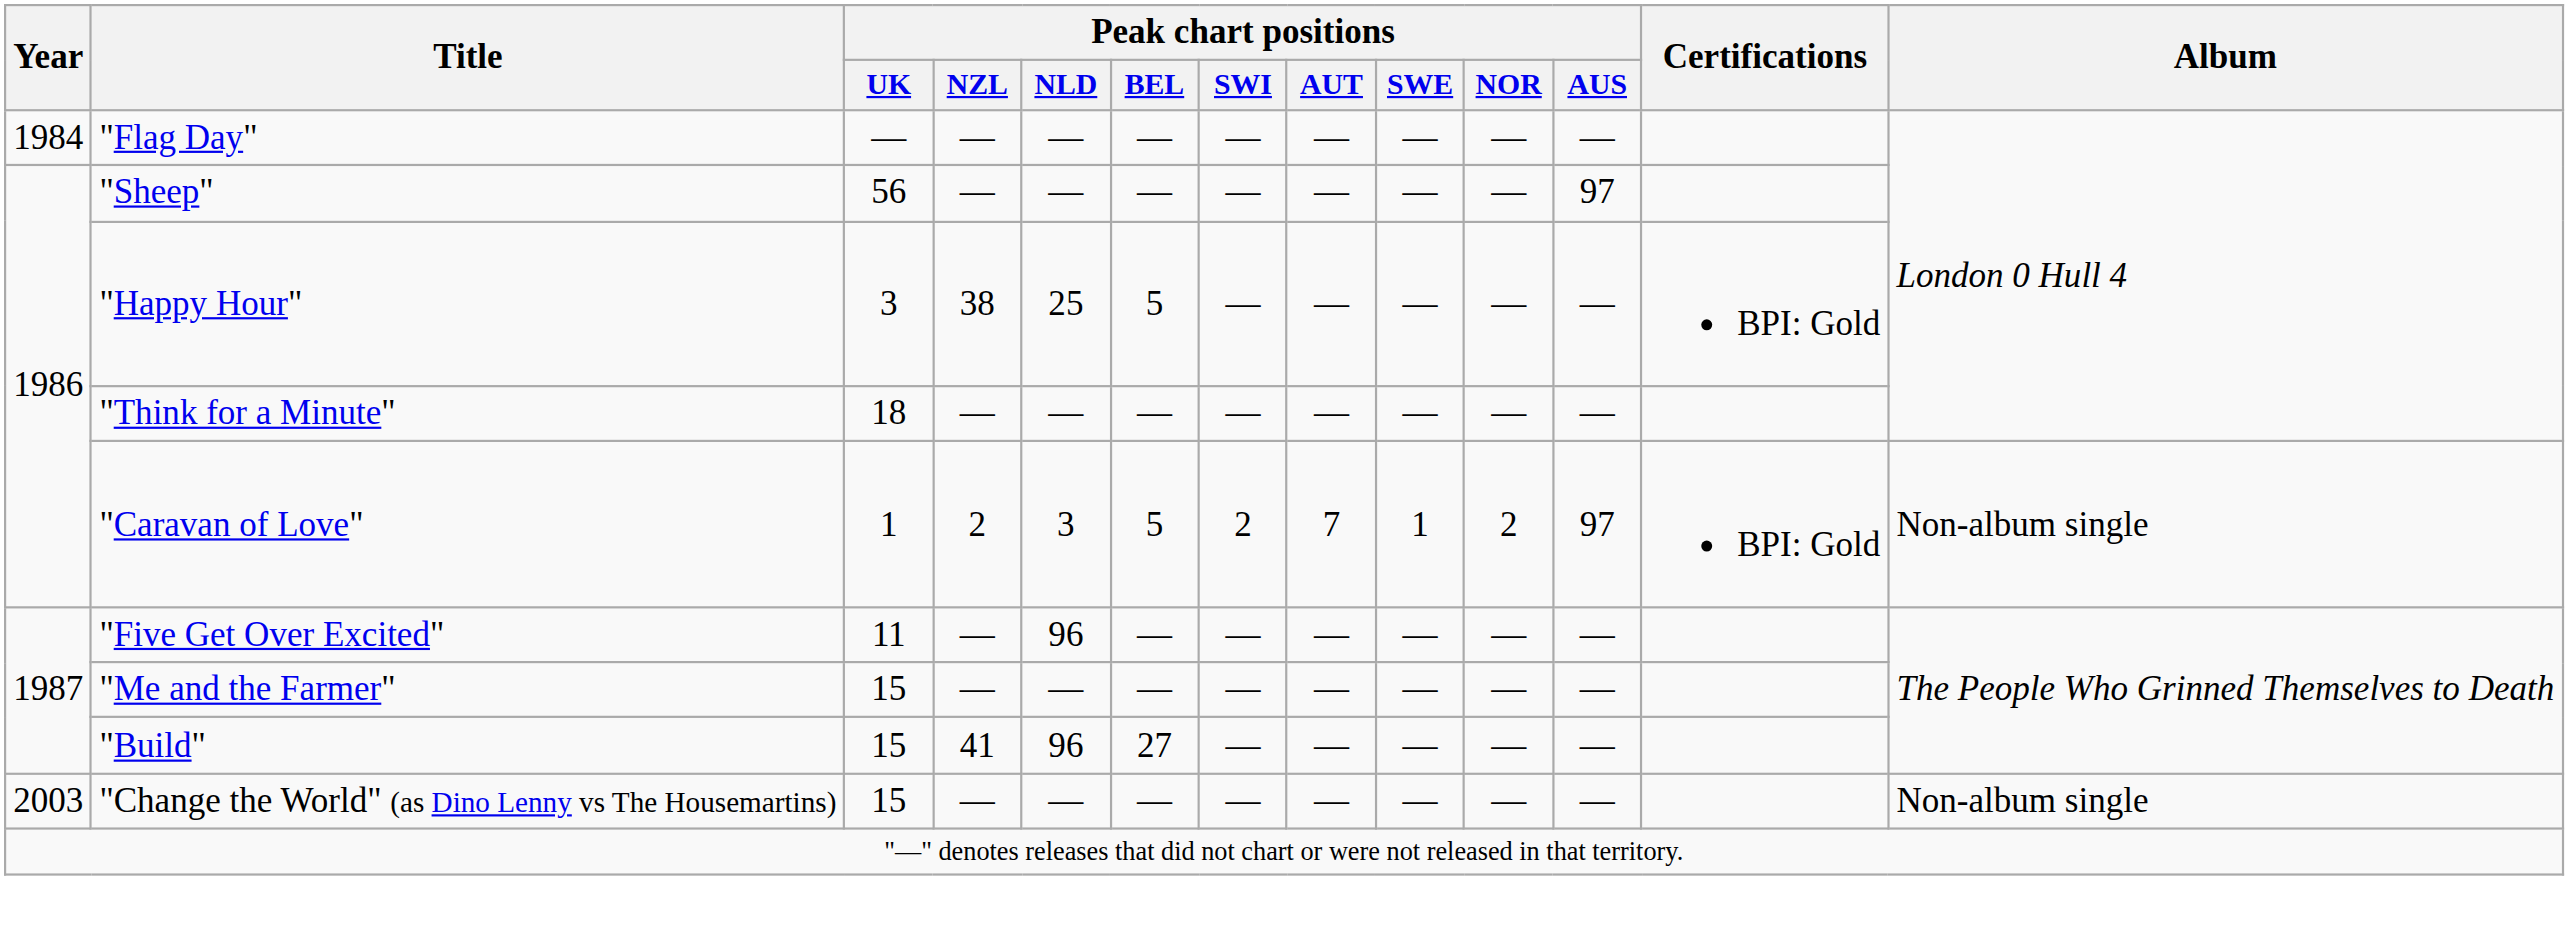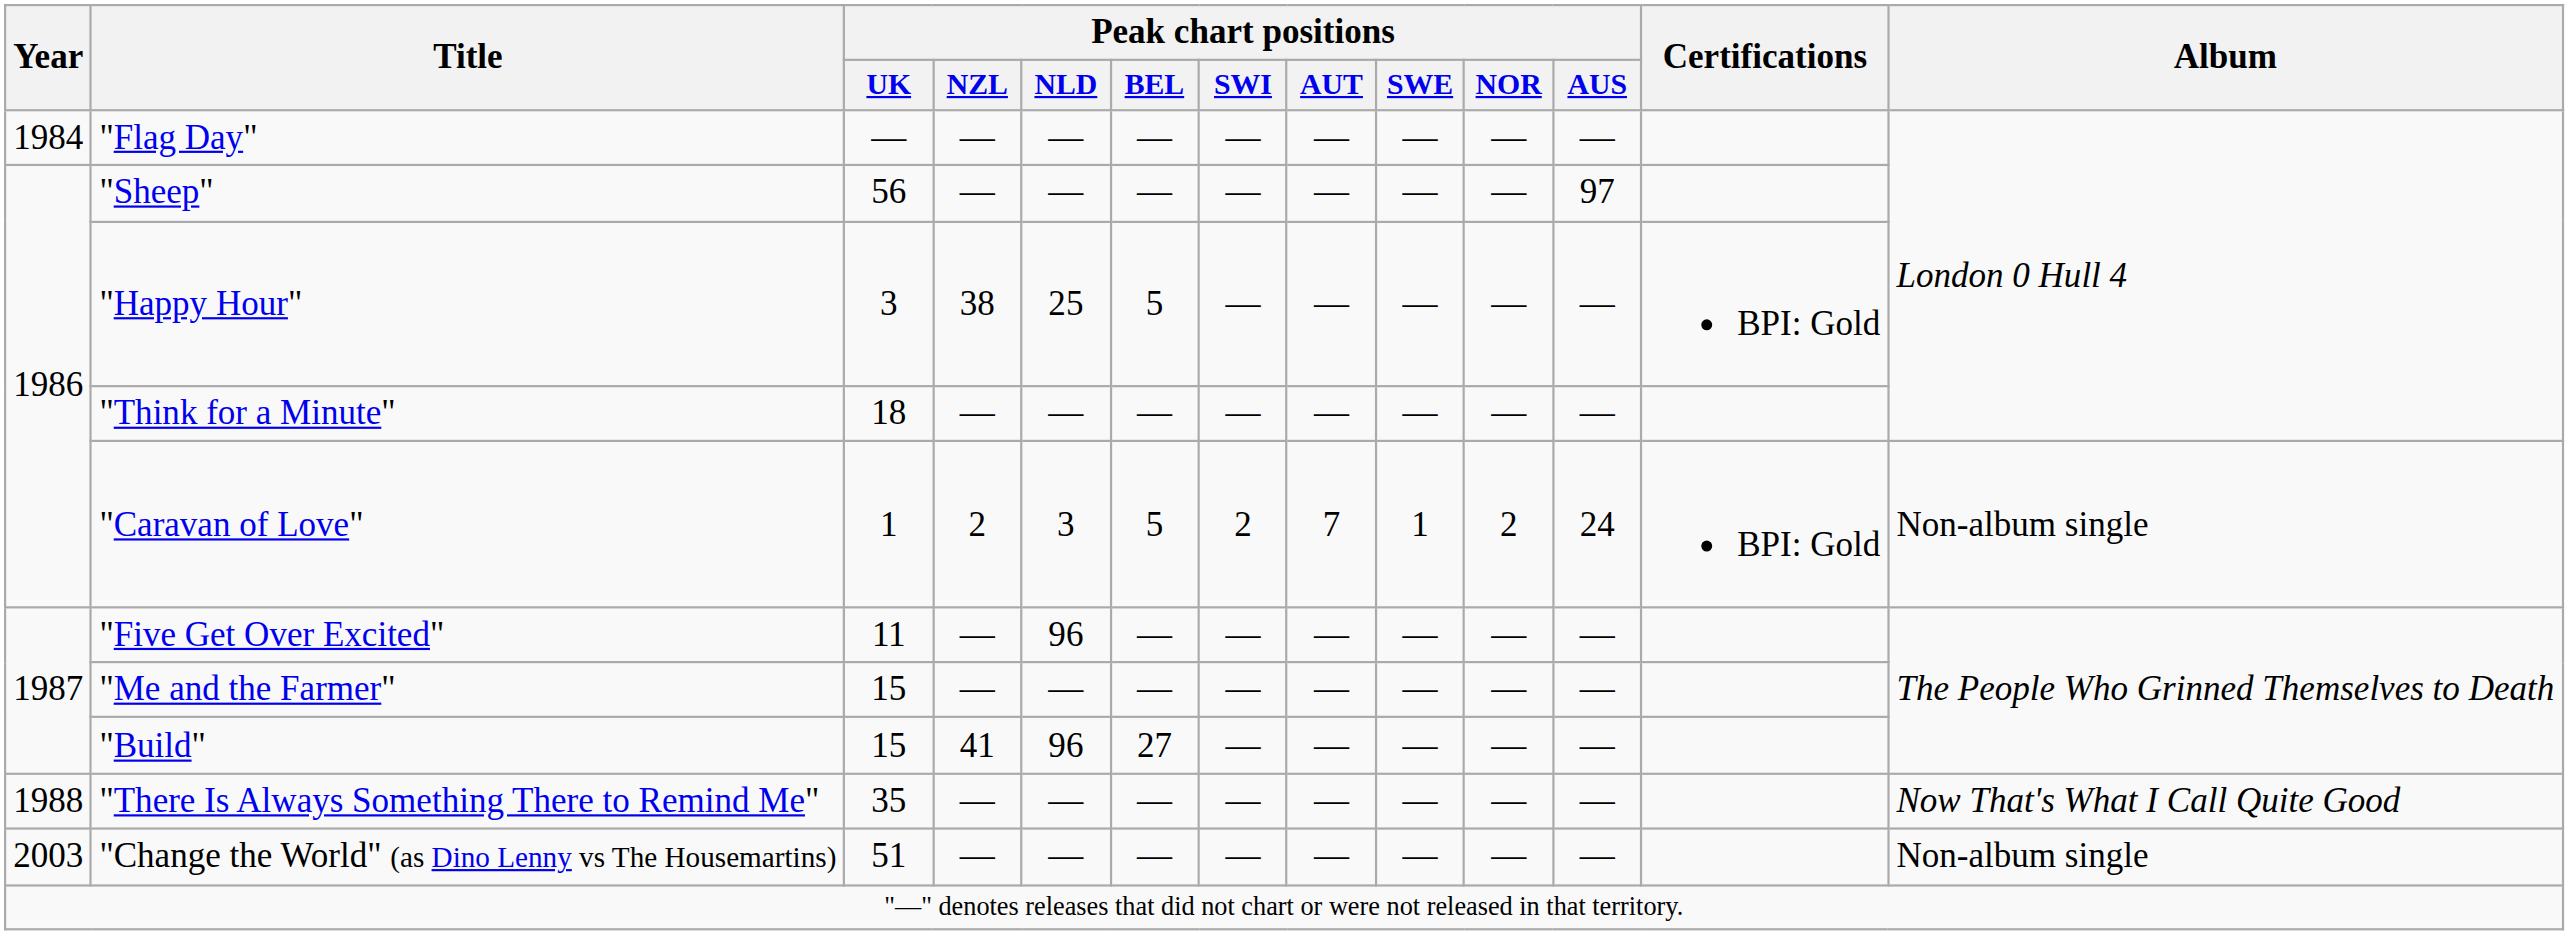(1597, 523) 97 -> (1597, 523) 24
+ row: (459, 800)
(889, 800) 15 -> (889, 856) 51
